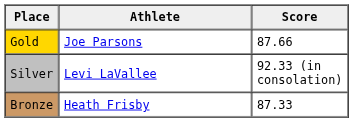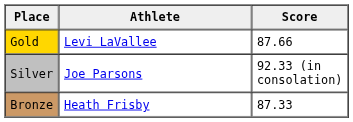(103, 42) Joe Parsons -> (110, 42) Levi LaVallee
(110, 73) Levi LaVallee -> (103, 73) Joe Parsons
